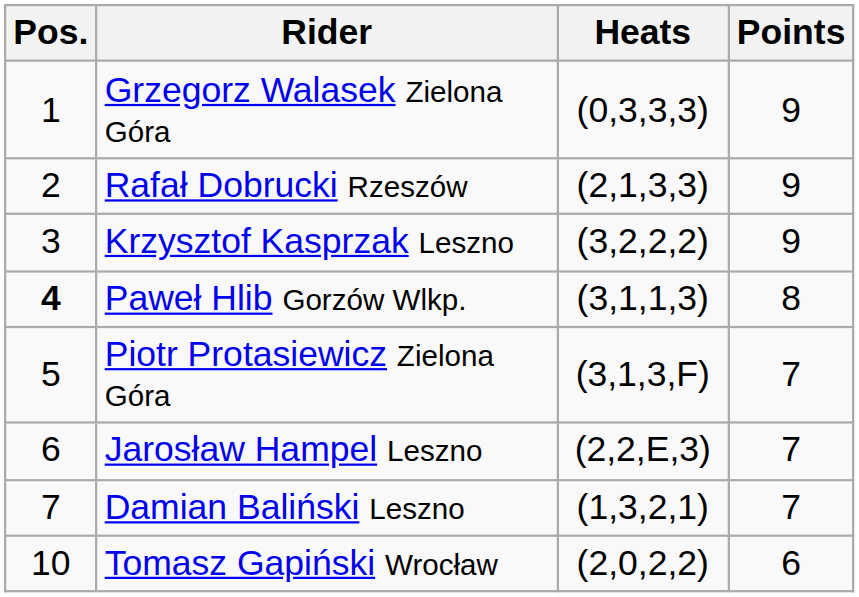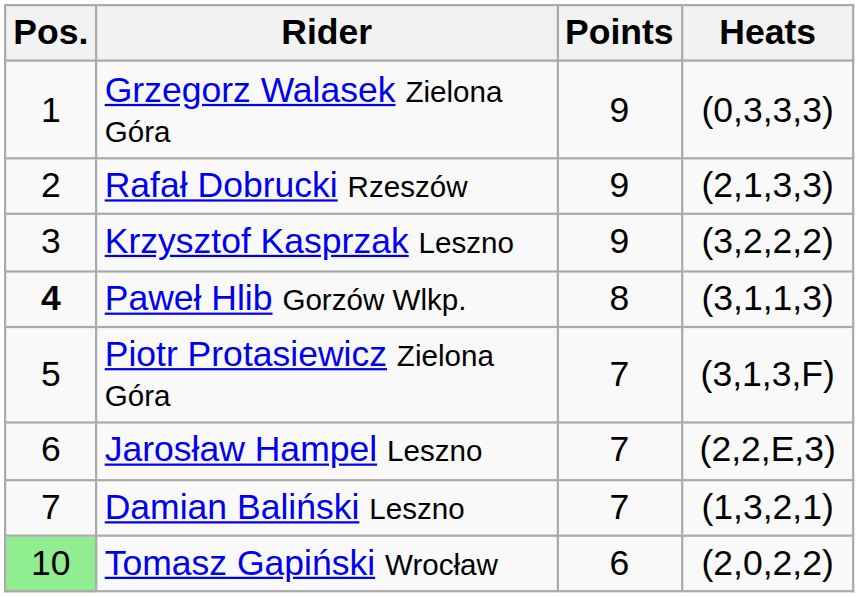columns swapped: (791, 32) <-> (643, 32)
(51, 563) no background -> (51, 563) lightgreen background
